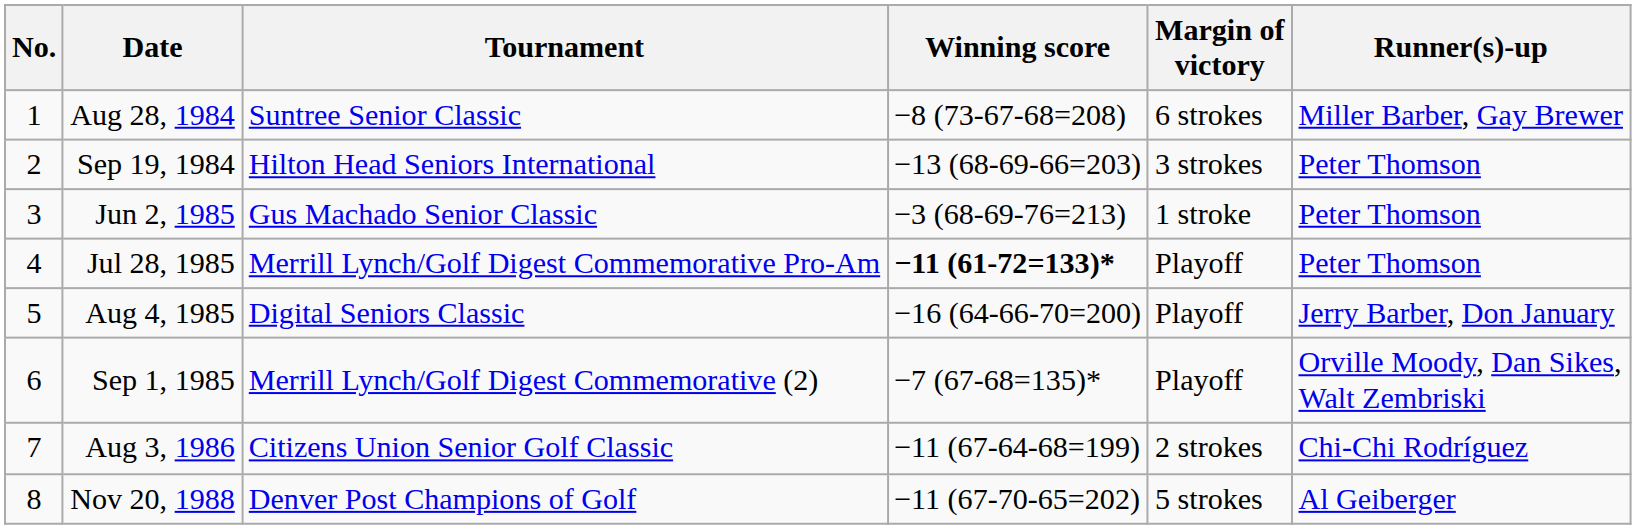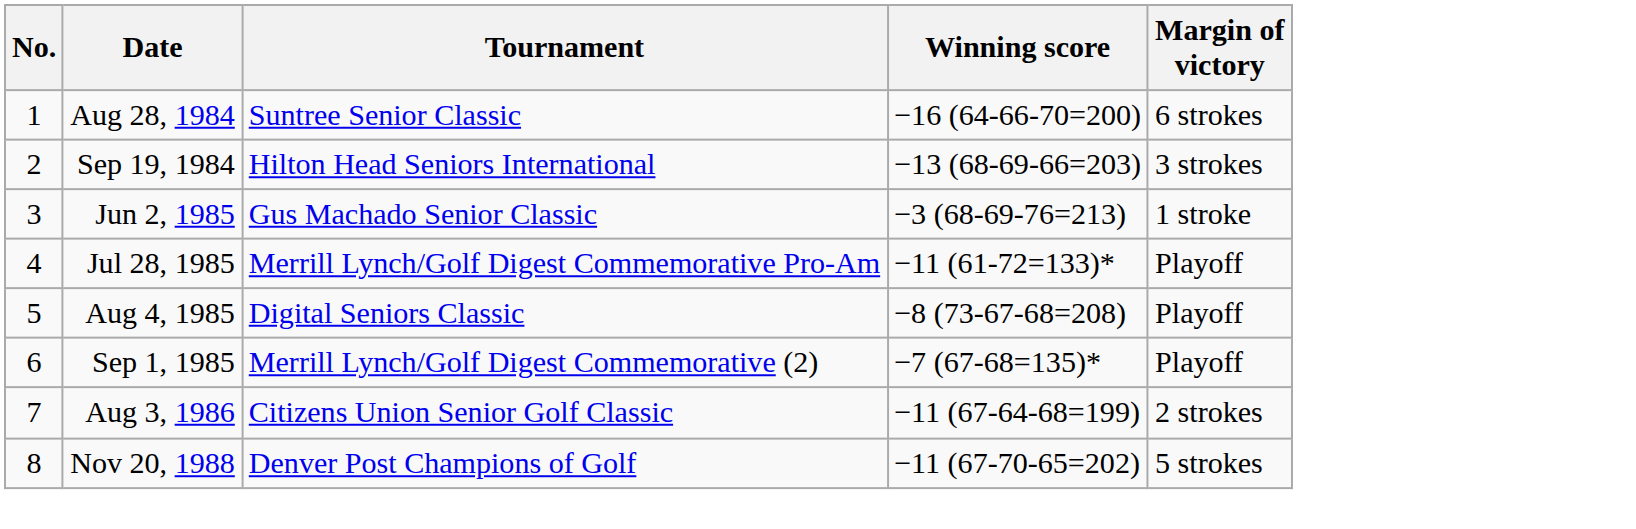- column: (1461, 47)
(1010, 114) −8 (73-67-68=208) -> (1018, 114) −16 (64-66-70=200)
(1004, 263) bold -> (1005, 263) normal
(1018, 313) −16 (64-66-70=200) -> (1010, 313) −8 (73-67-68=208)
